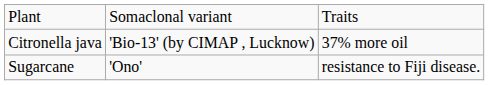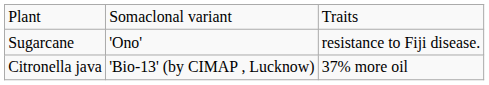rows swapped: (41, 67) <-> (55, 42)
